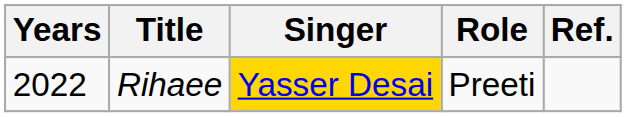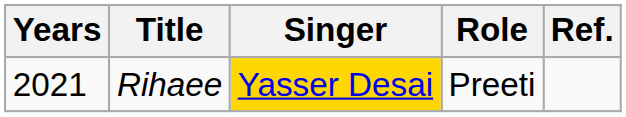(50, 83) 2022 -> (50, 83) 2021
